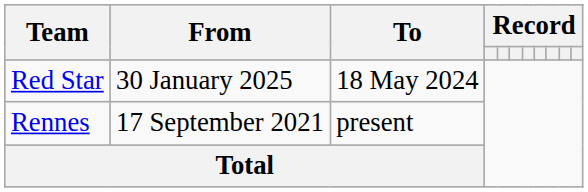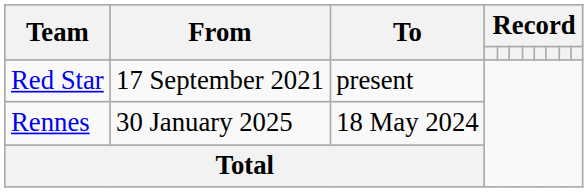(204, 80) 30 January 2025 -> (220, 80) 17 September 2021
(407, 80) 18 May 2024 -> (375, 80) present
(220, 122) 17 September 2021 -> (204, 122) 30 January 2025
(375, 122) present -> (407, 122) 18 May 2024
